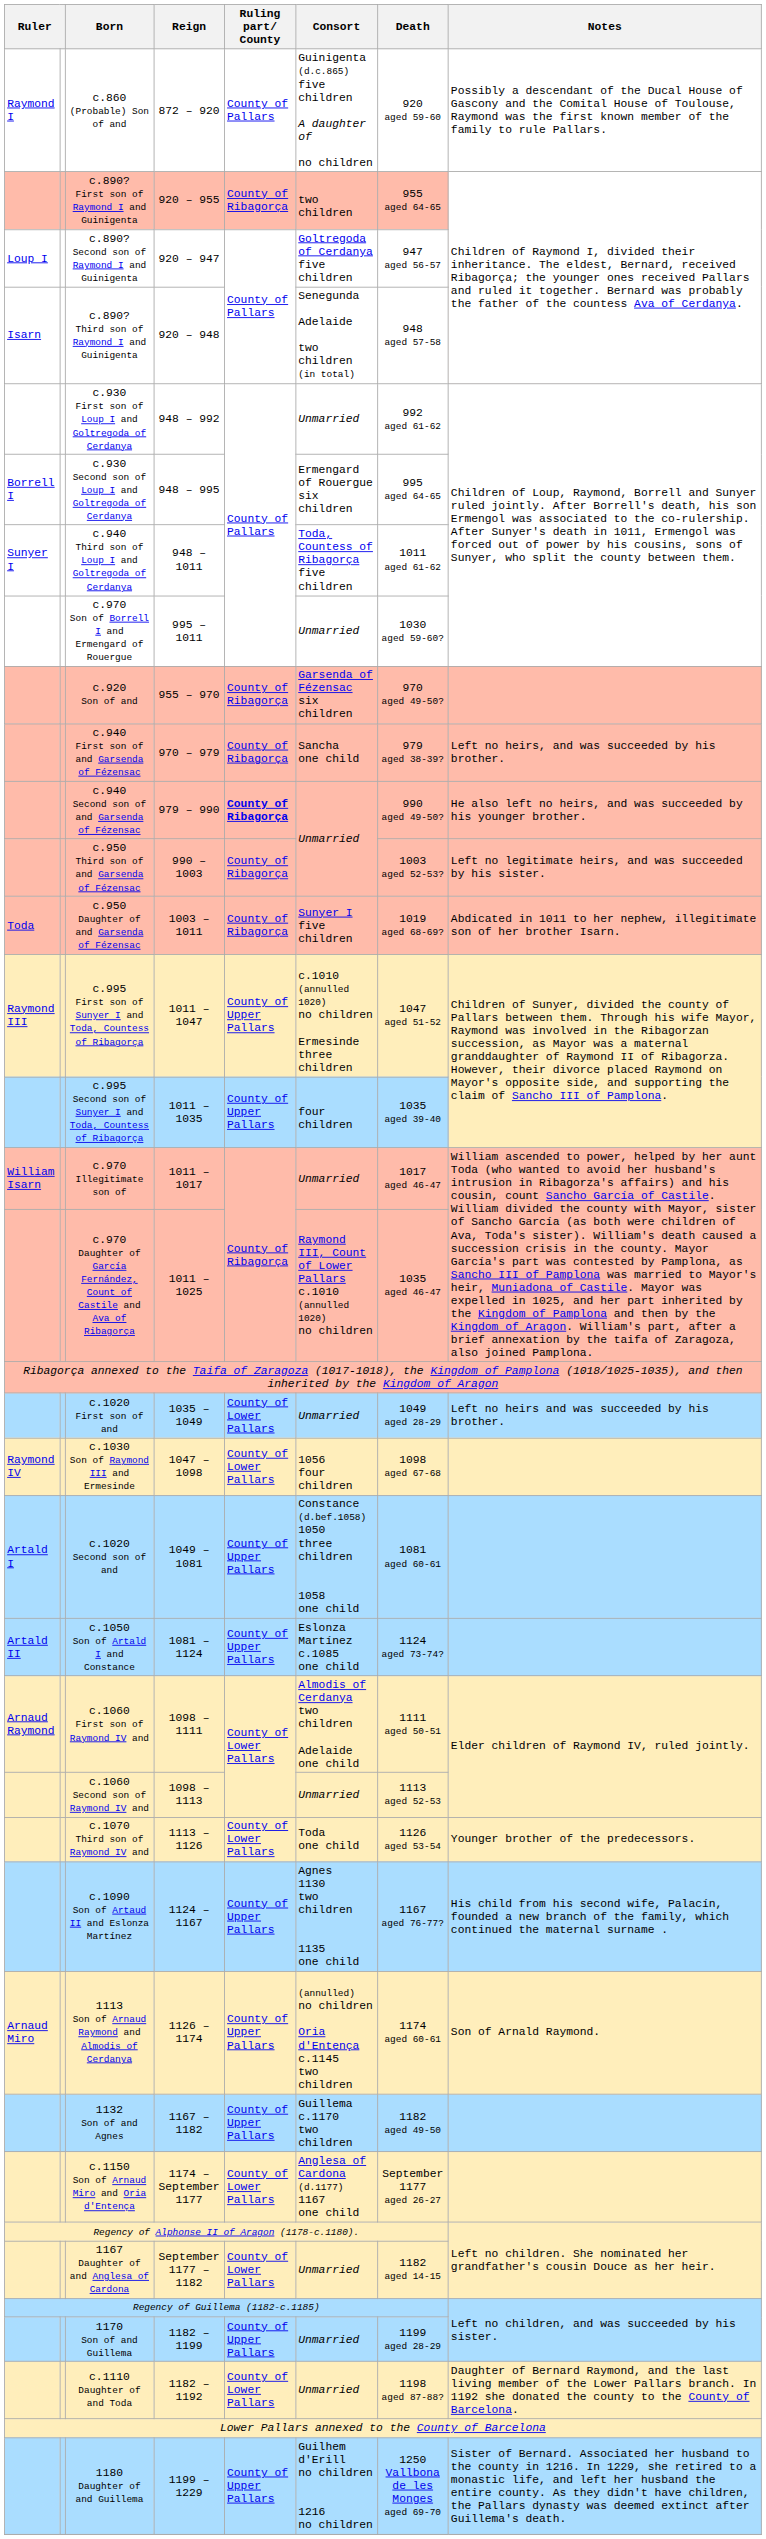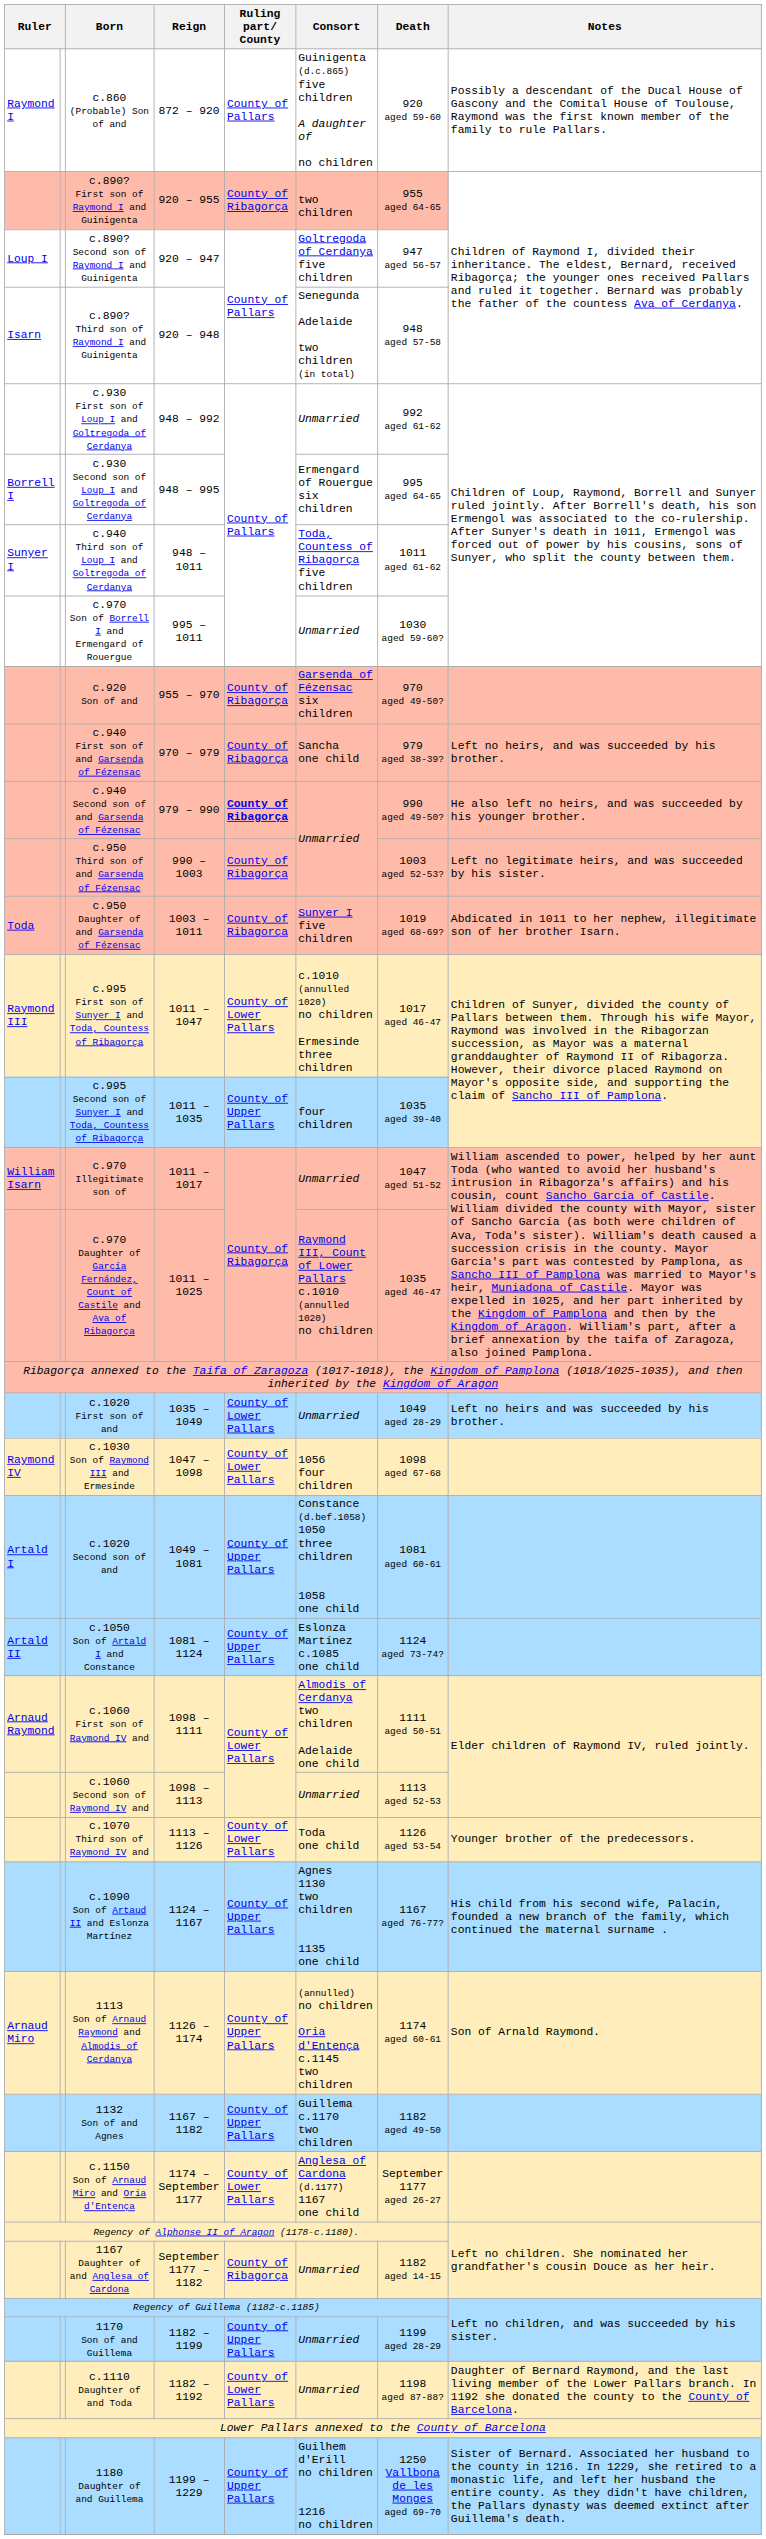(258, 1016) County of Upper Pallars -> (258, 1016) County of Lower Pallars
(413, 1015) 1047 aged 51-52 -> (413, 1015) 1017 aged 46-47
(413, 1178) 1017 aged 46-47 -> (413, 1178) 1047 aged 51-52
(258, 2270) County of Lower Pallars -> (258, 2270) County of Ribagorça
